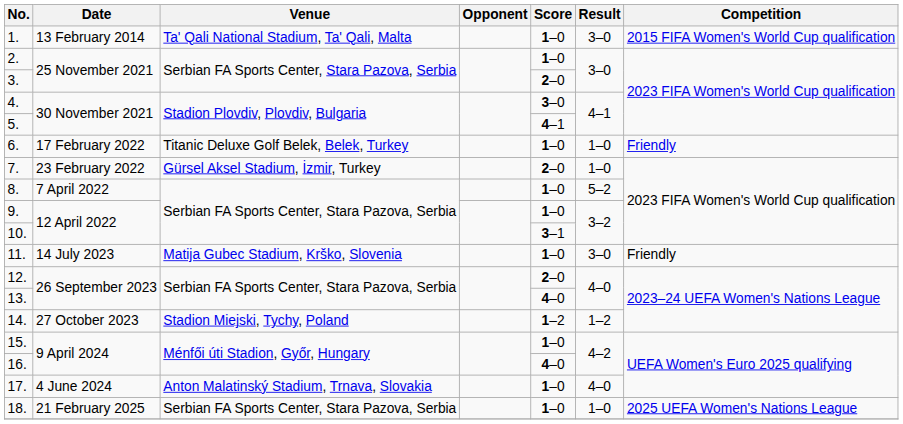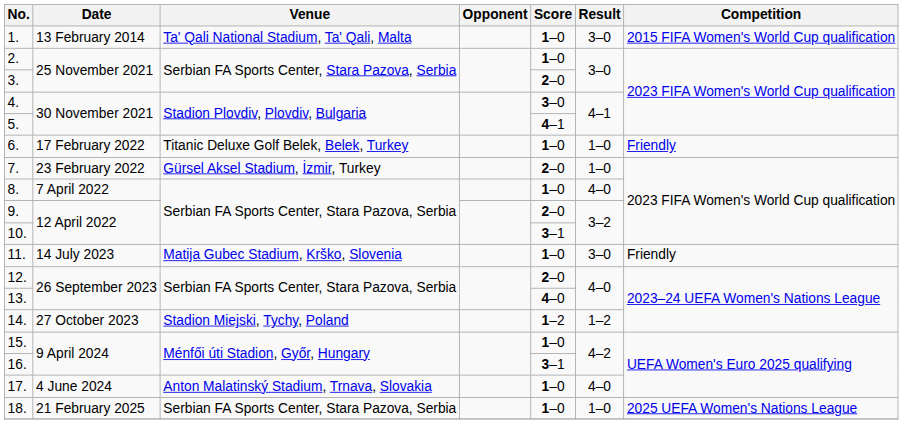(600, 189) 5–2 -> (600, 189) 4–0
(553, 211) 1–0 -> (553, 211) 2–0
(553, 364) 4–0 -> (553, 364) 3–1
